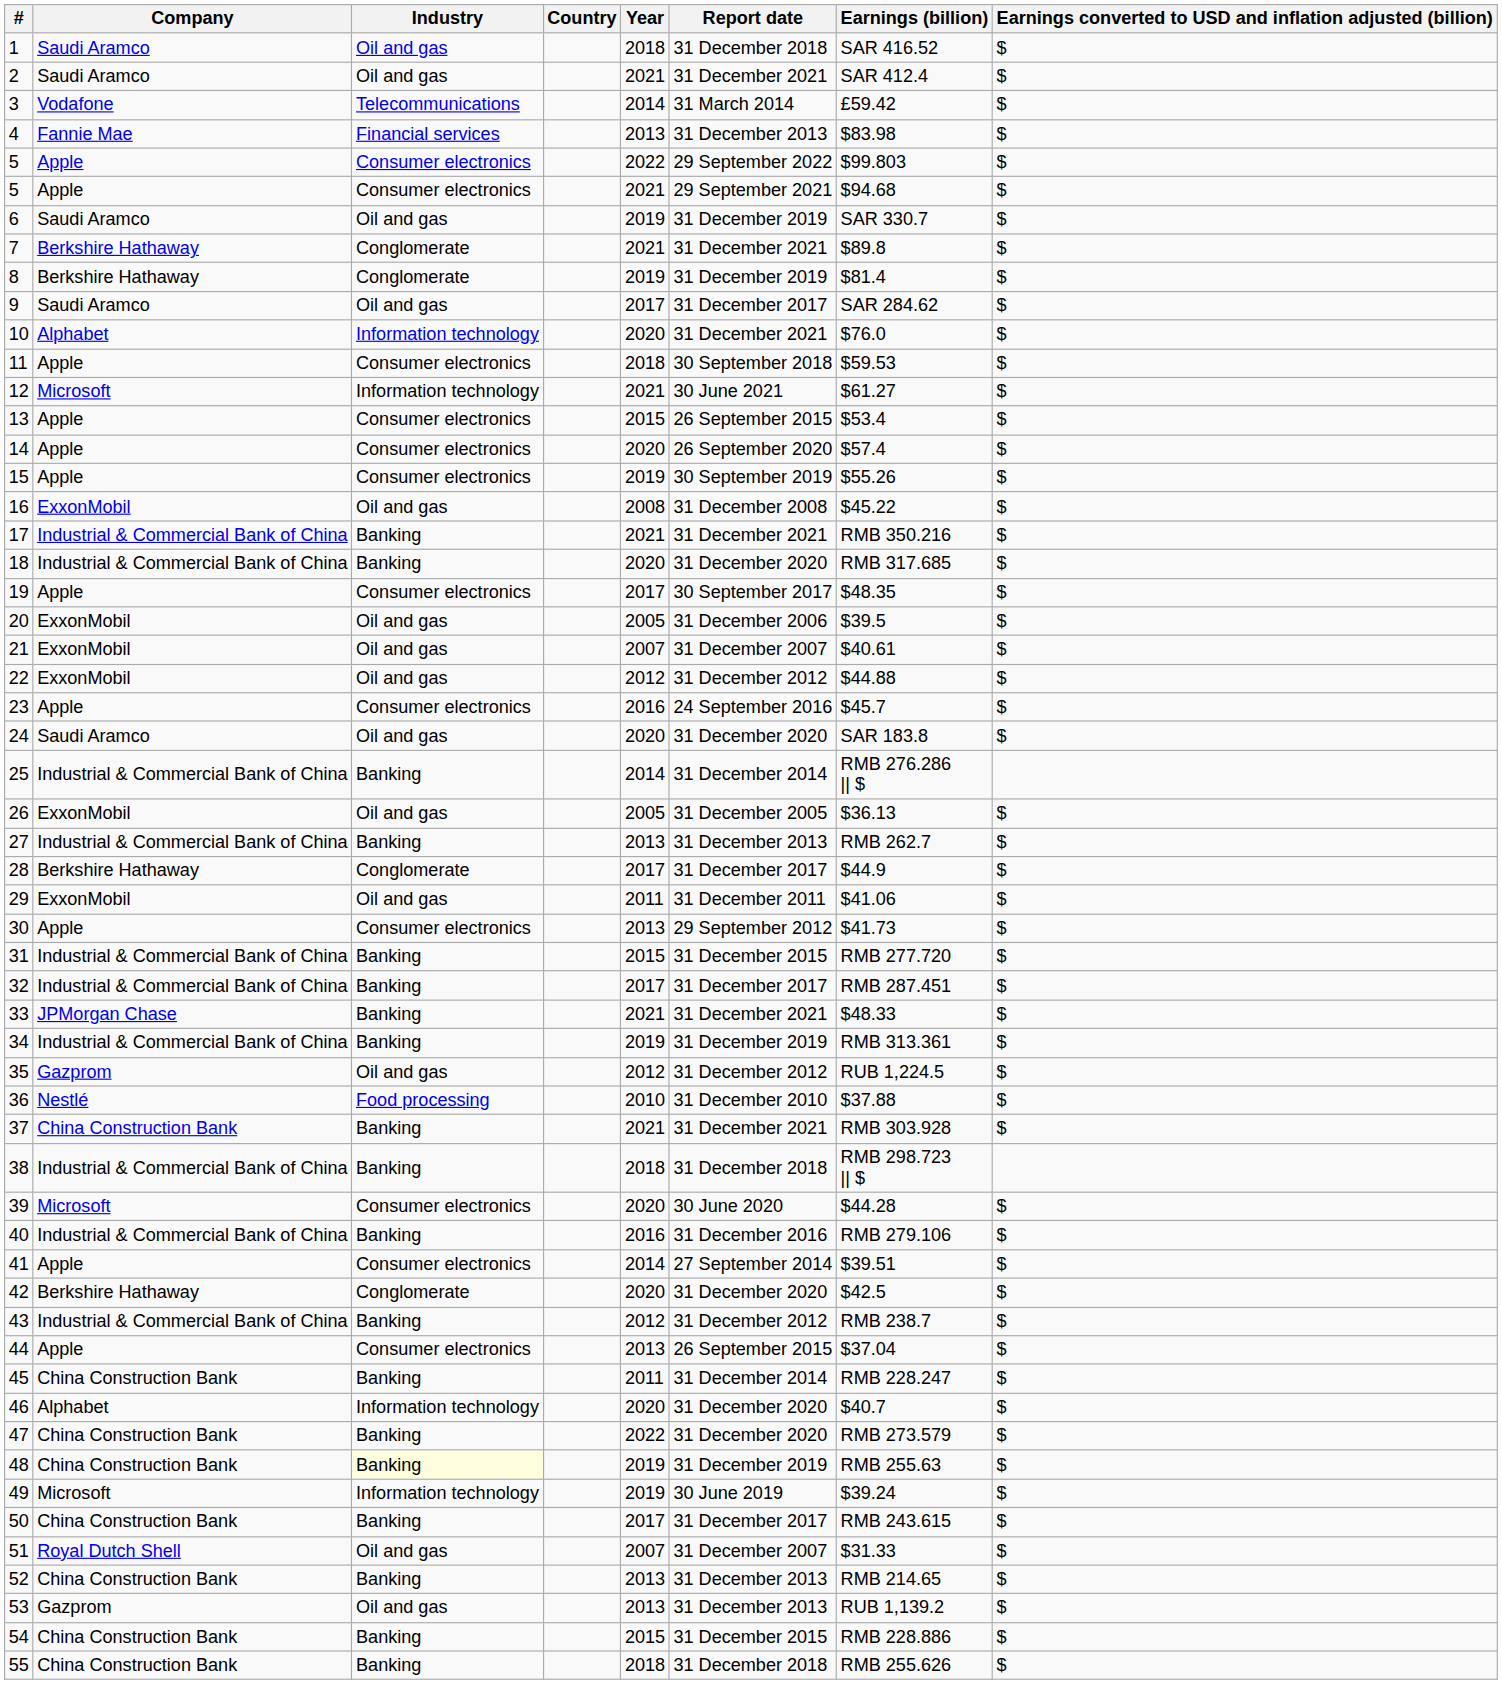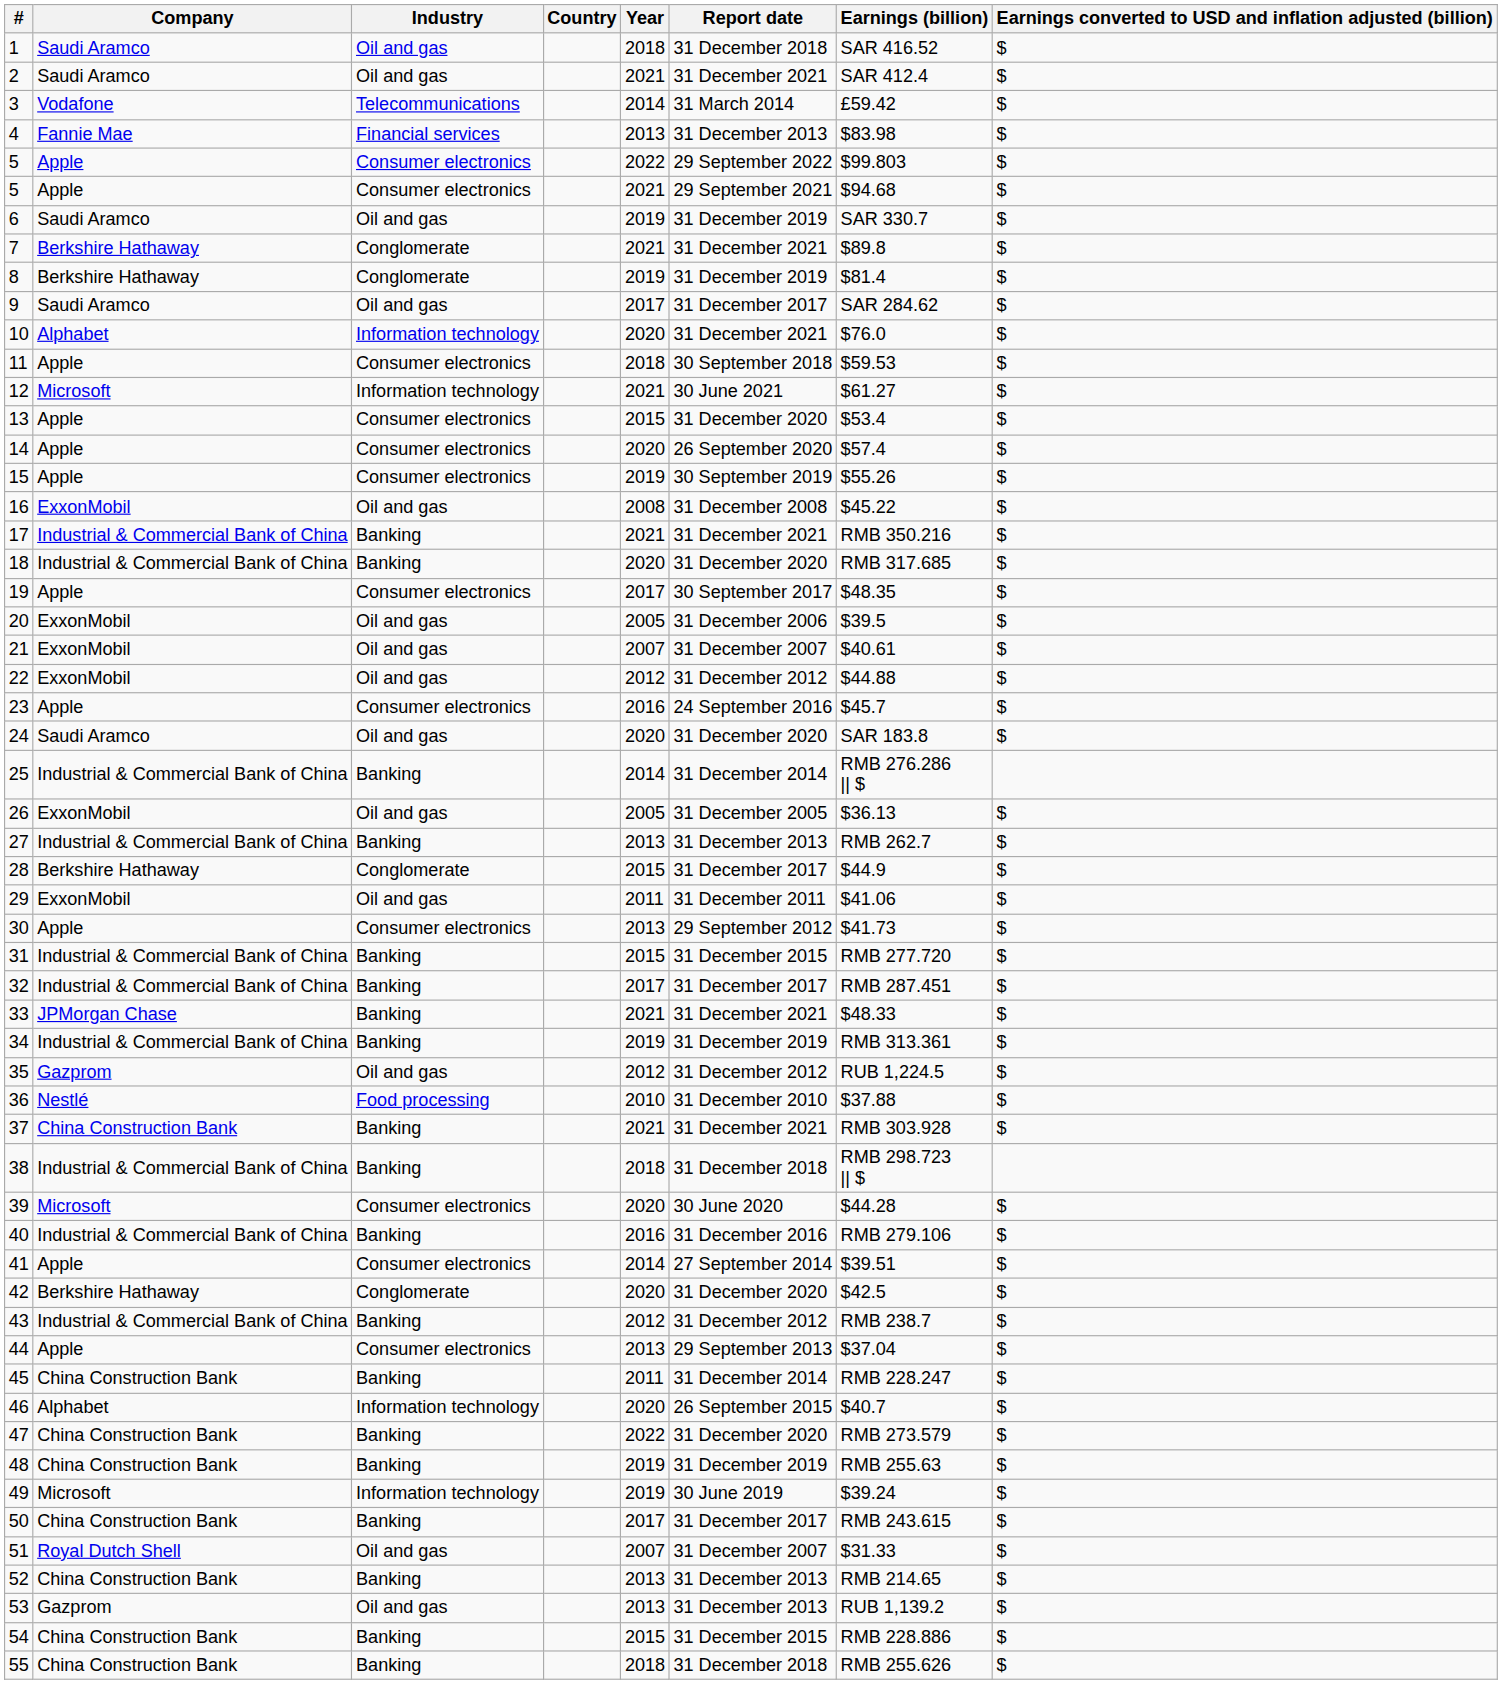(753, 420) 26 September 2015 -> (750, 420) 31 December 2020
(645, 870) 2017 -> (645, 870) 2015
(753, 1349) 26 September 2015 -> (753, 1349) 29 September 2013
(750, 1407) 31 December 2020 -> (753, 1407) 26 September 2015
(389, 1464) lightyellow background -> (389, 1464) no background
